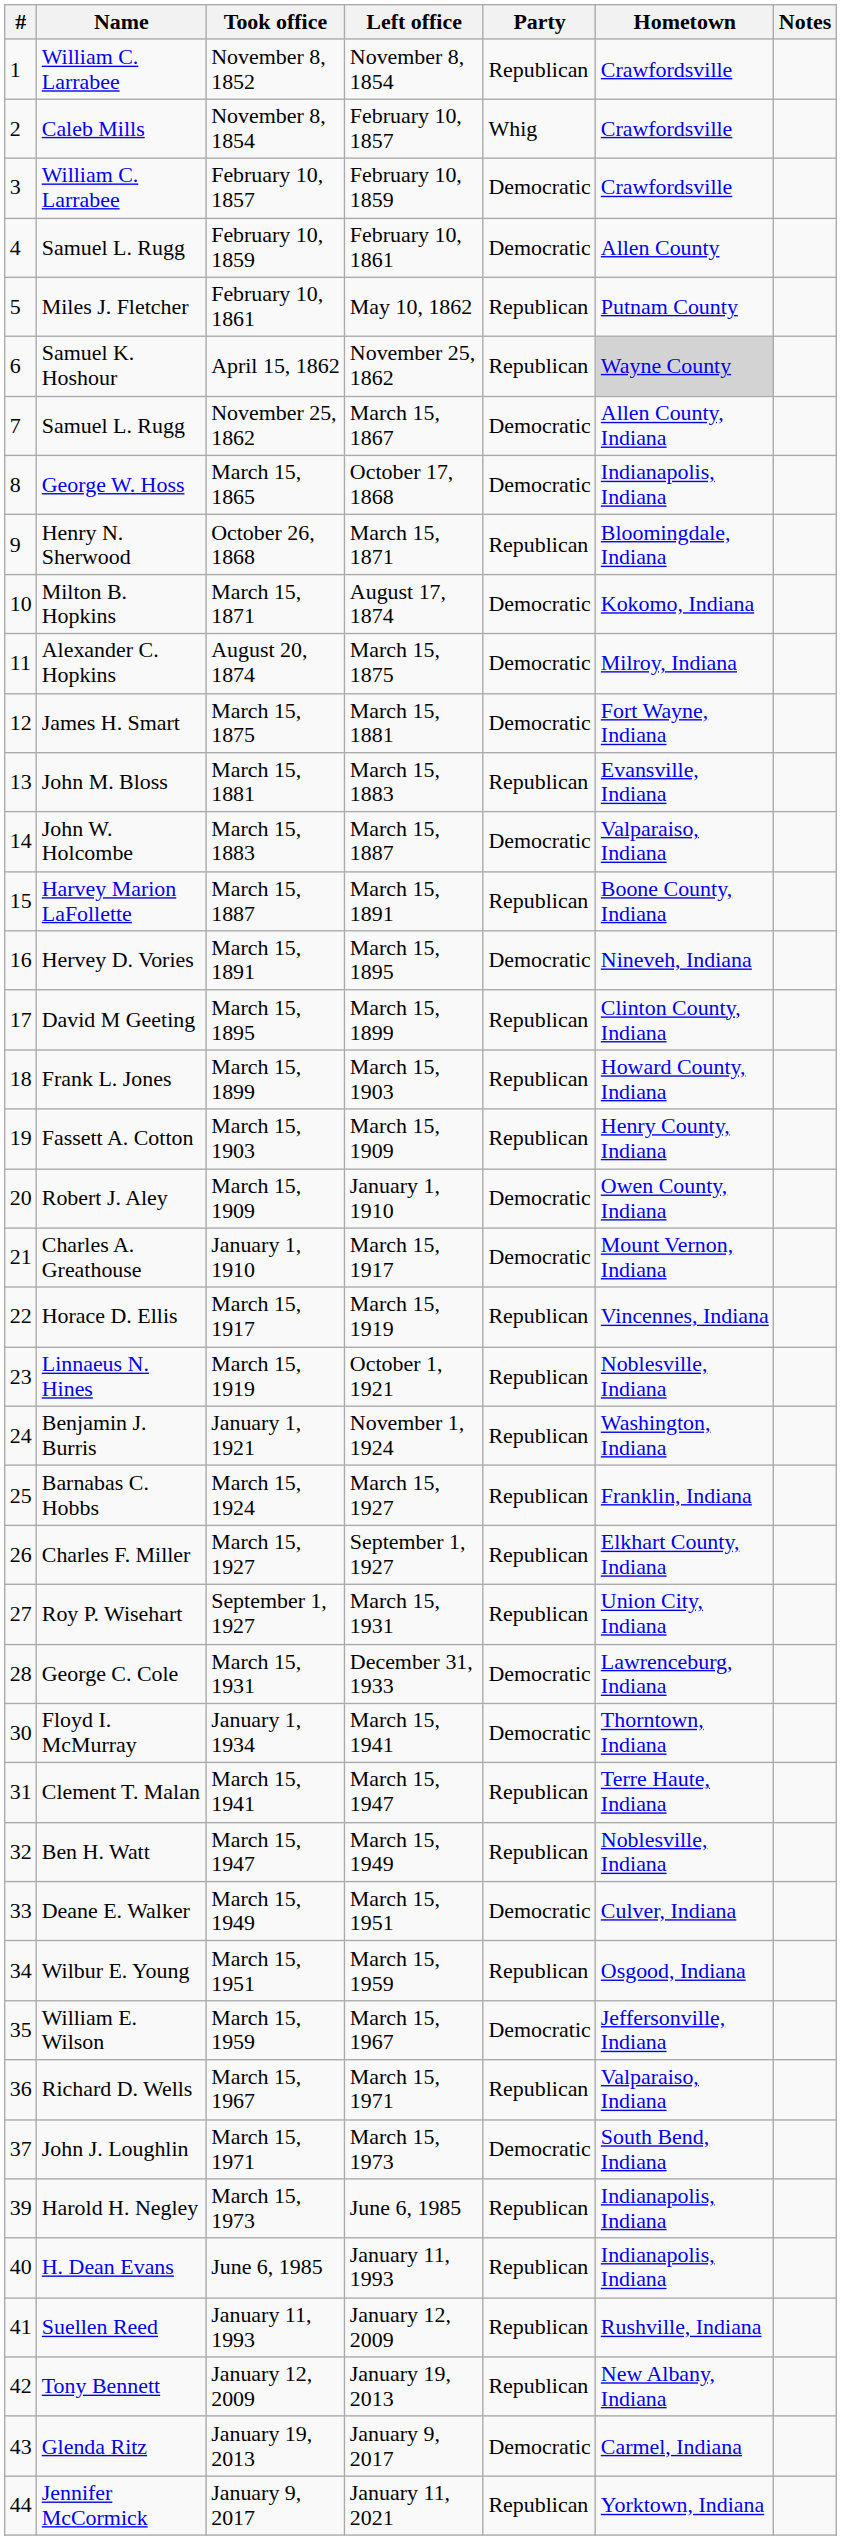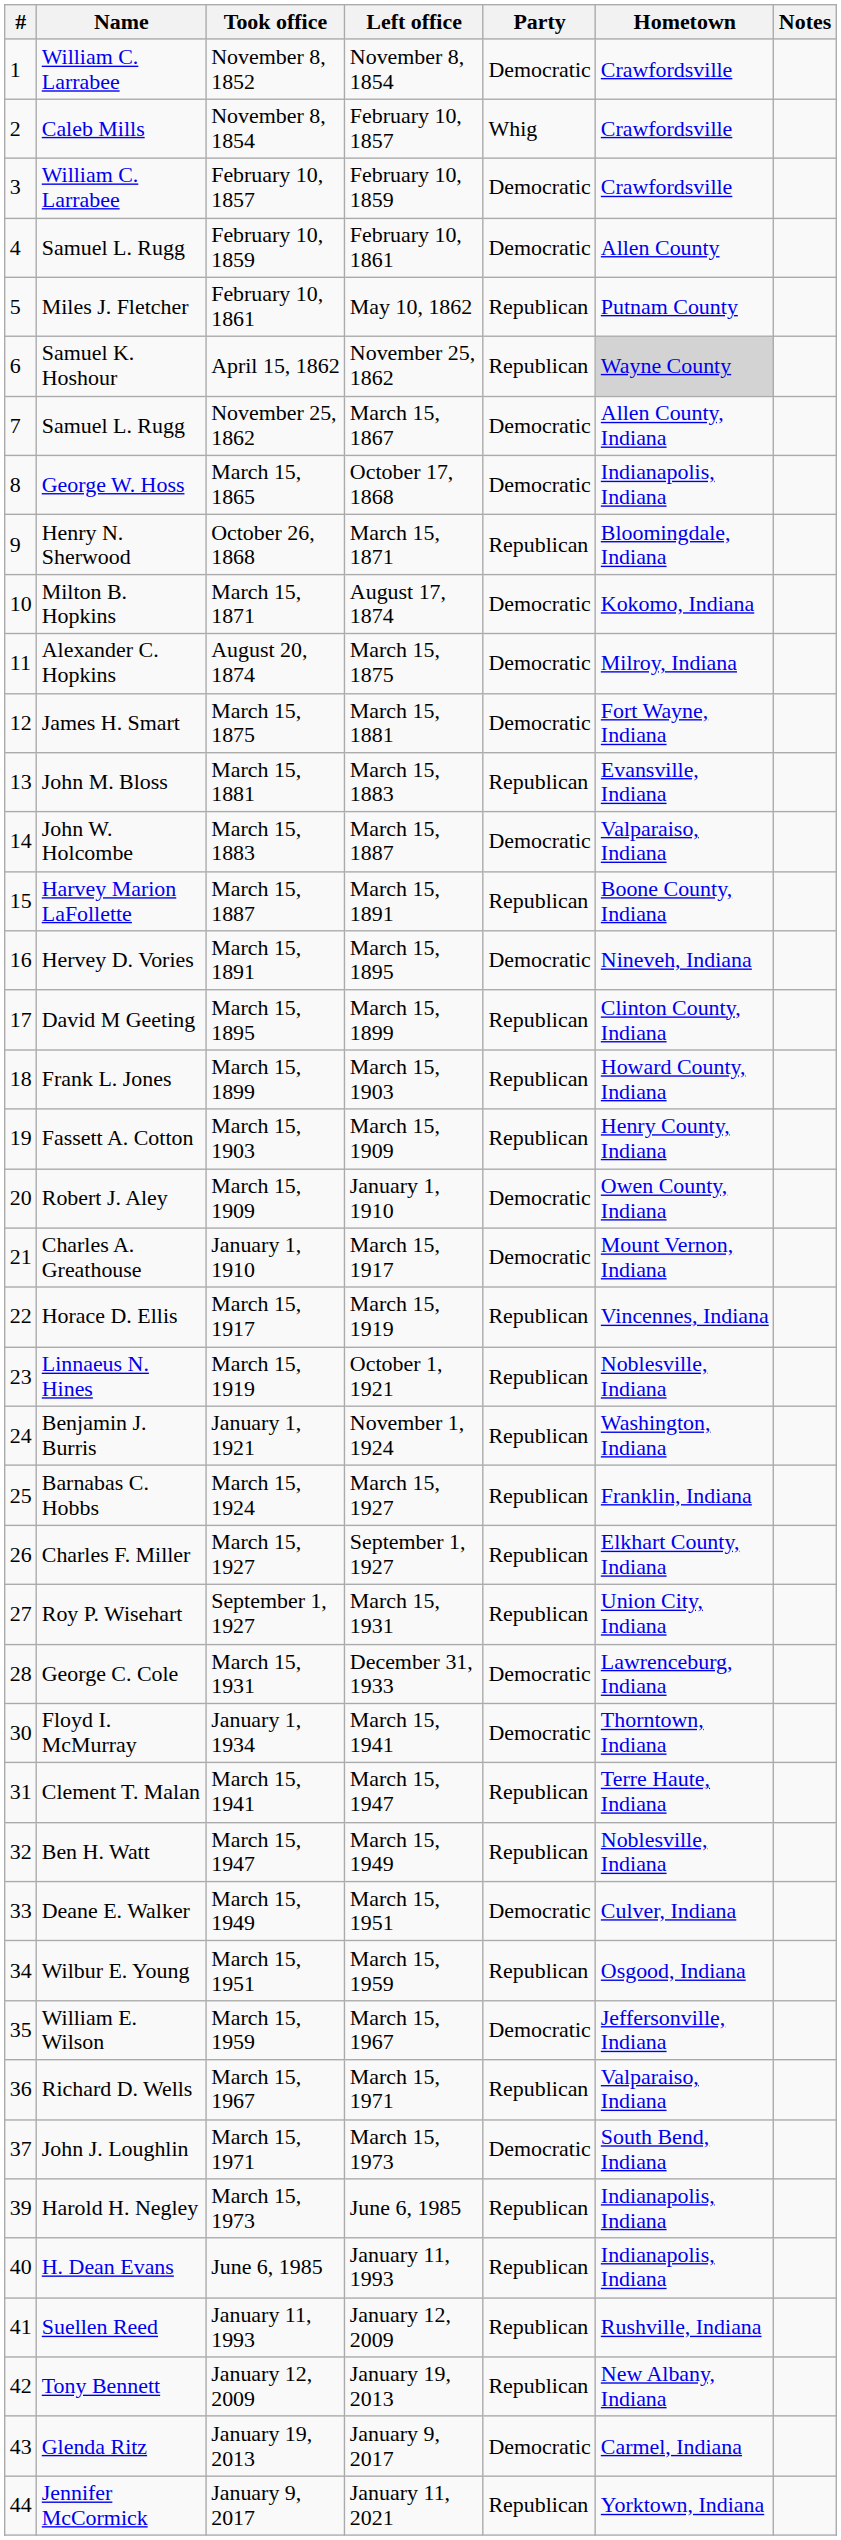(538, 68) Republican -> (540, 68) Democratic
